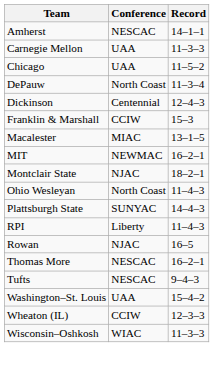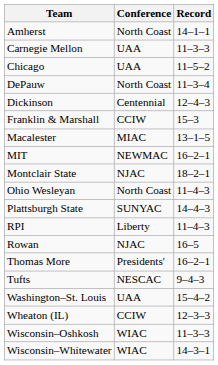(133, 31) NESCAC -> (144, 31) North Coast
(133, 262) NESCAC -> (141, 262) Presidents'
+ row: (59, 350)
